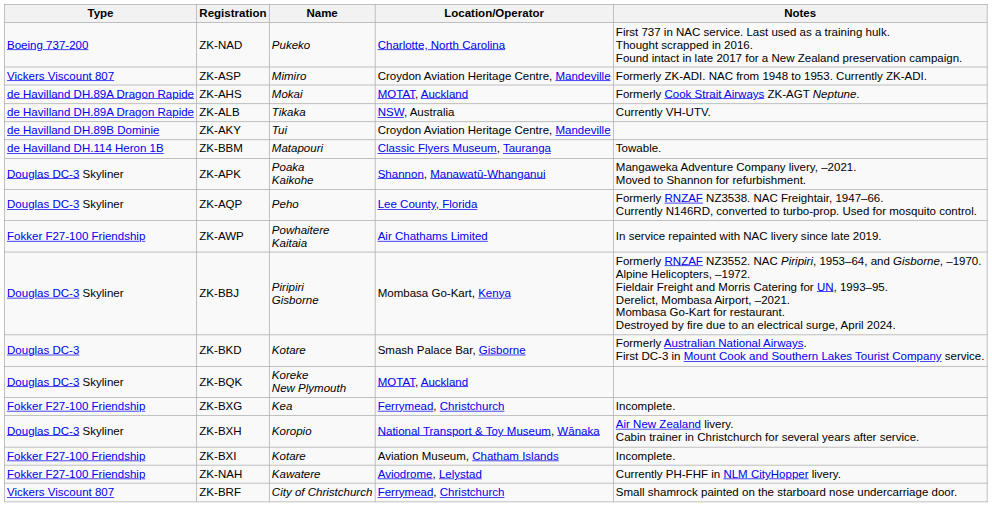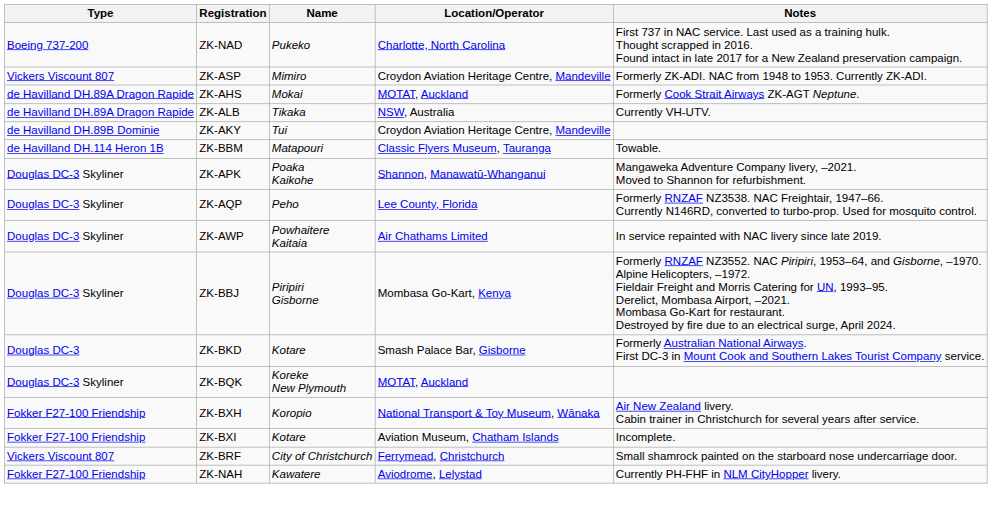(76, 236) Fokker F27-100 Friendship -> (65, 236) Douglas DC-3 Skyliner
- row: (221, 406)
(65, 431) Douglas DC-3 Skyliner -> (76, 413) Fokker F27-100 Friendship
rows swapped: (221, 474) <-> (220, 492)
